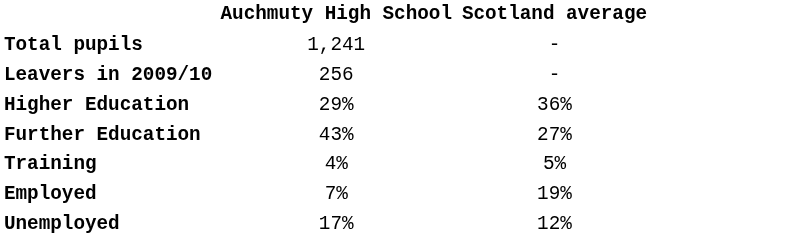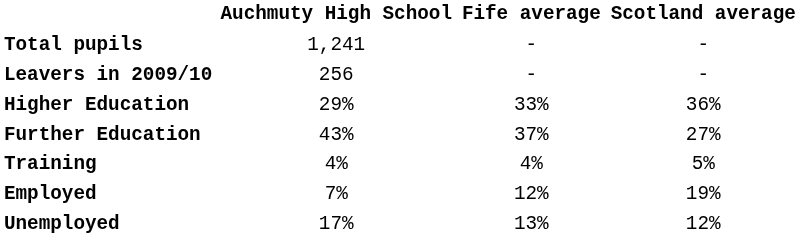+ column: (531, 14)
